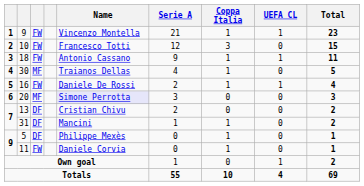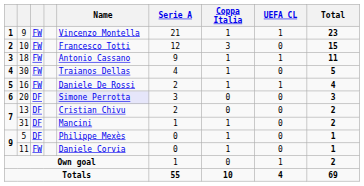(37, 72) MF -> (37, 72) FW
(37, 97) MF -> (37, 97) DF
